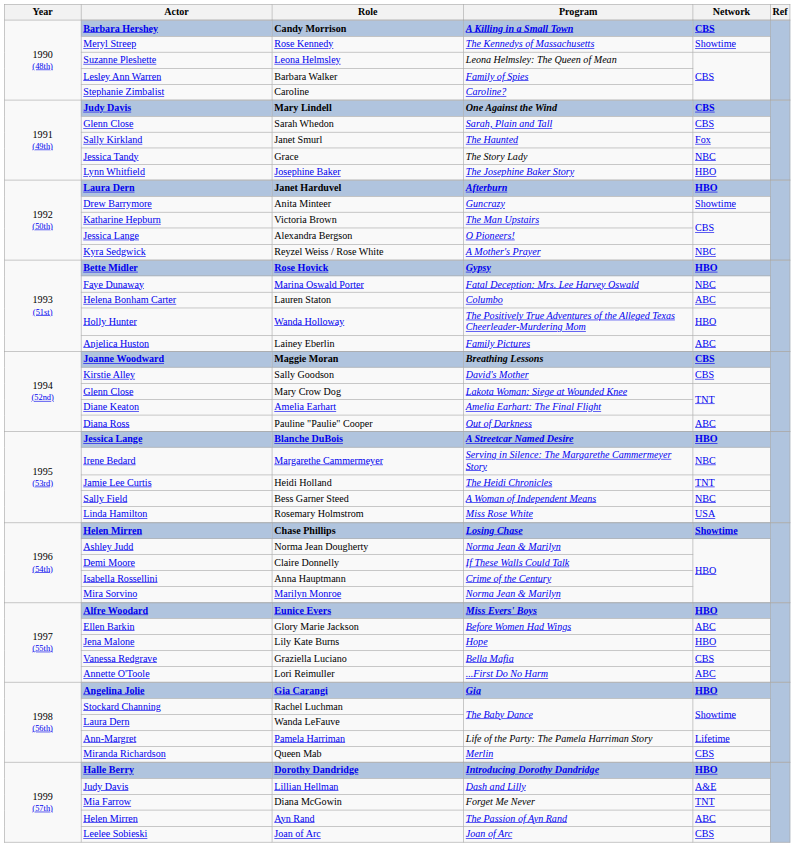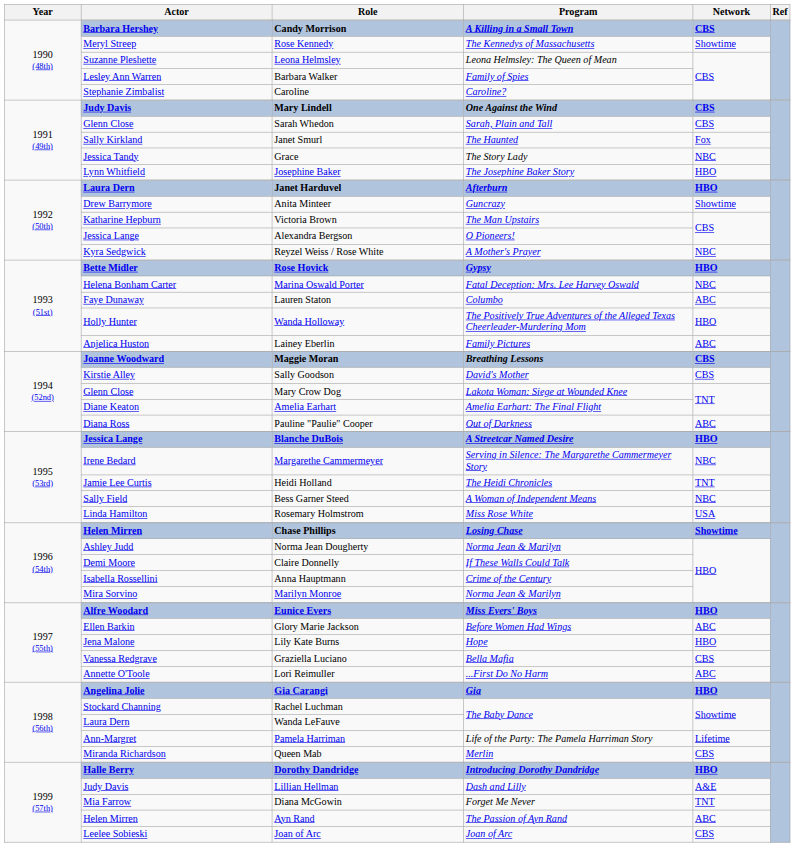(114, 284) Faye Dunaway -> (130, 284) Helena Bonham Carter
(130, 300) Helena Bonham Carter -> (114, 300) Faye Dunaway
